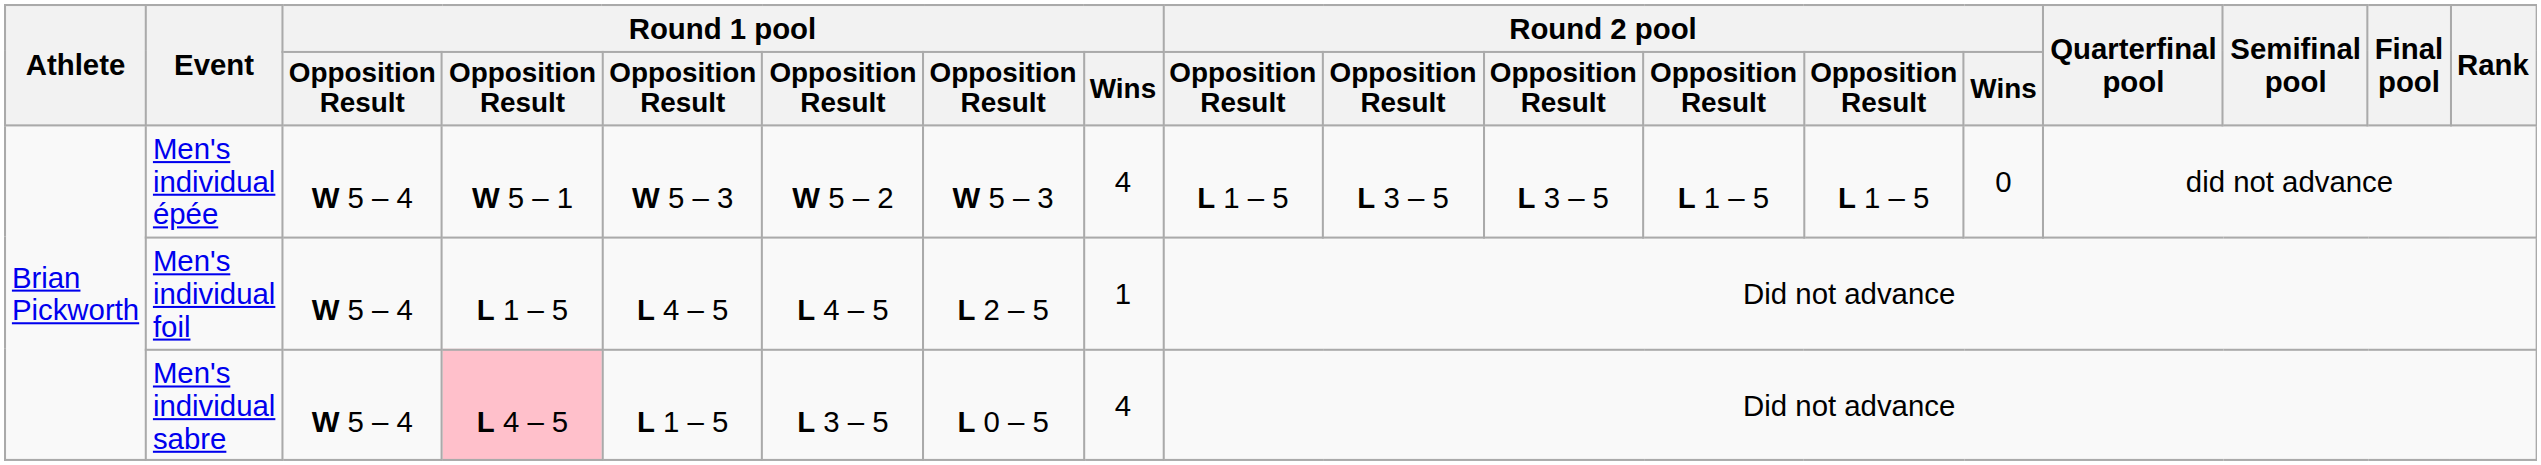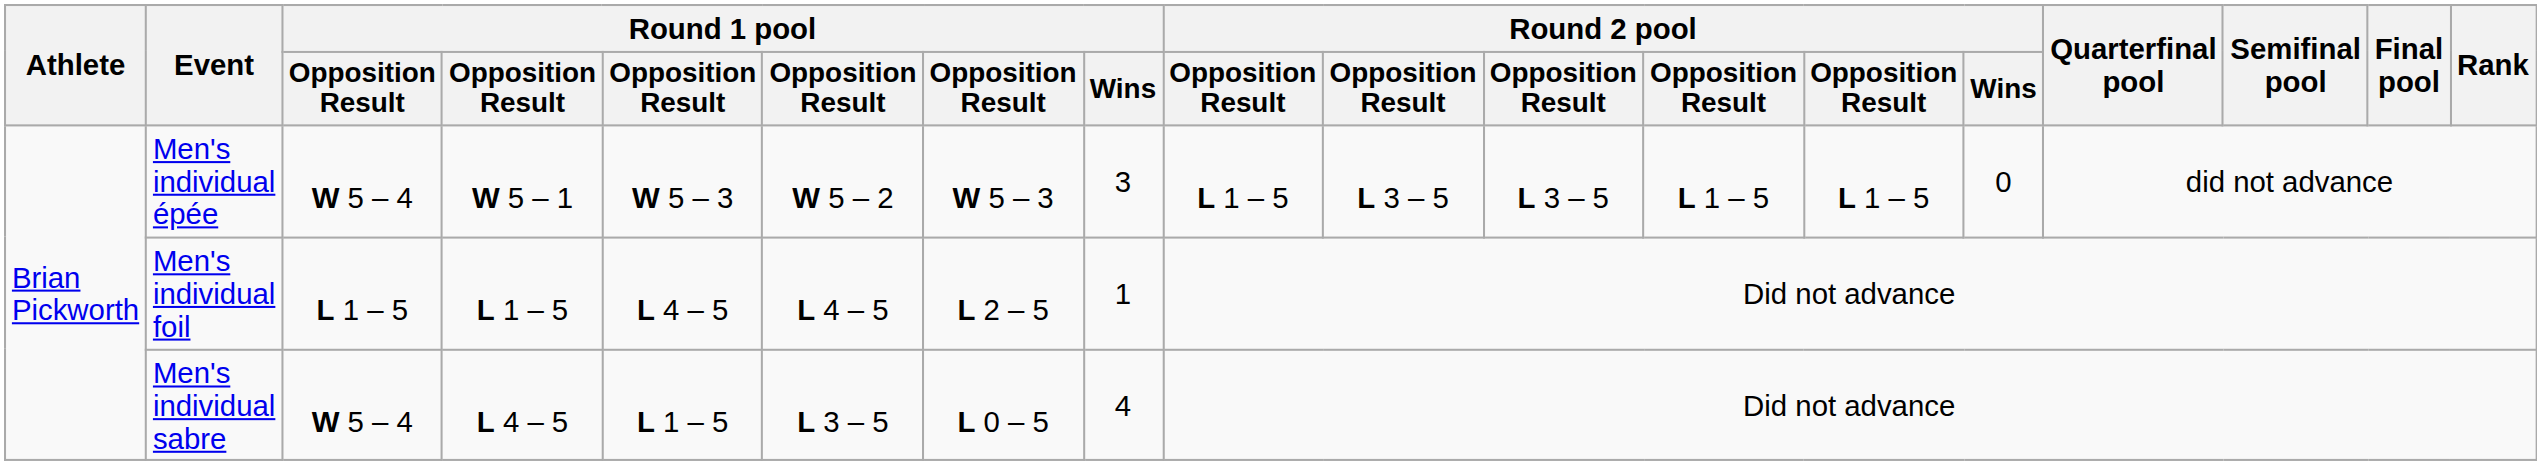(1123, 182) 4 -> (1123, 182) 3
(362, 310) W 5 – 4 -> (362, 310) L 1 – 5
(523, 422) pink background -> (523, 422) no background
